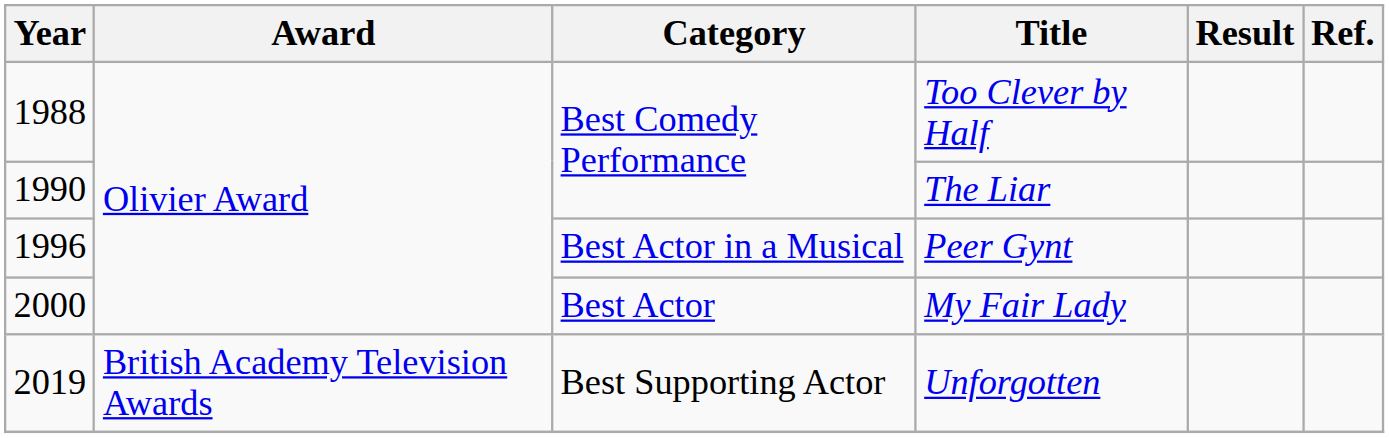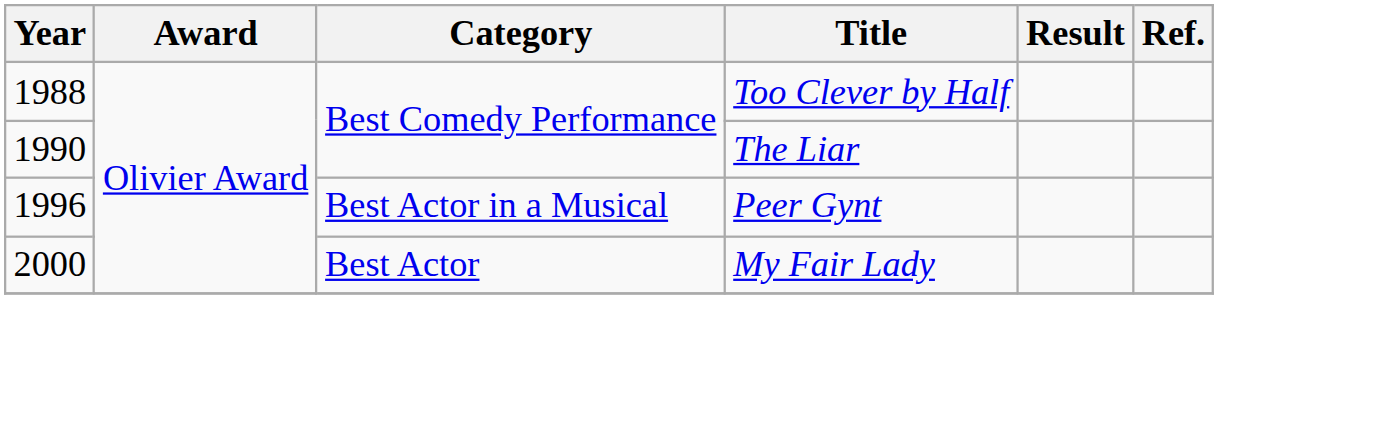- row: (1012, 382)
